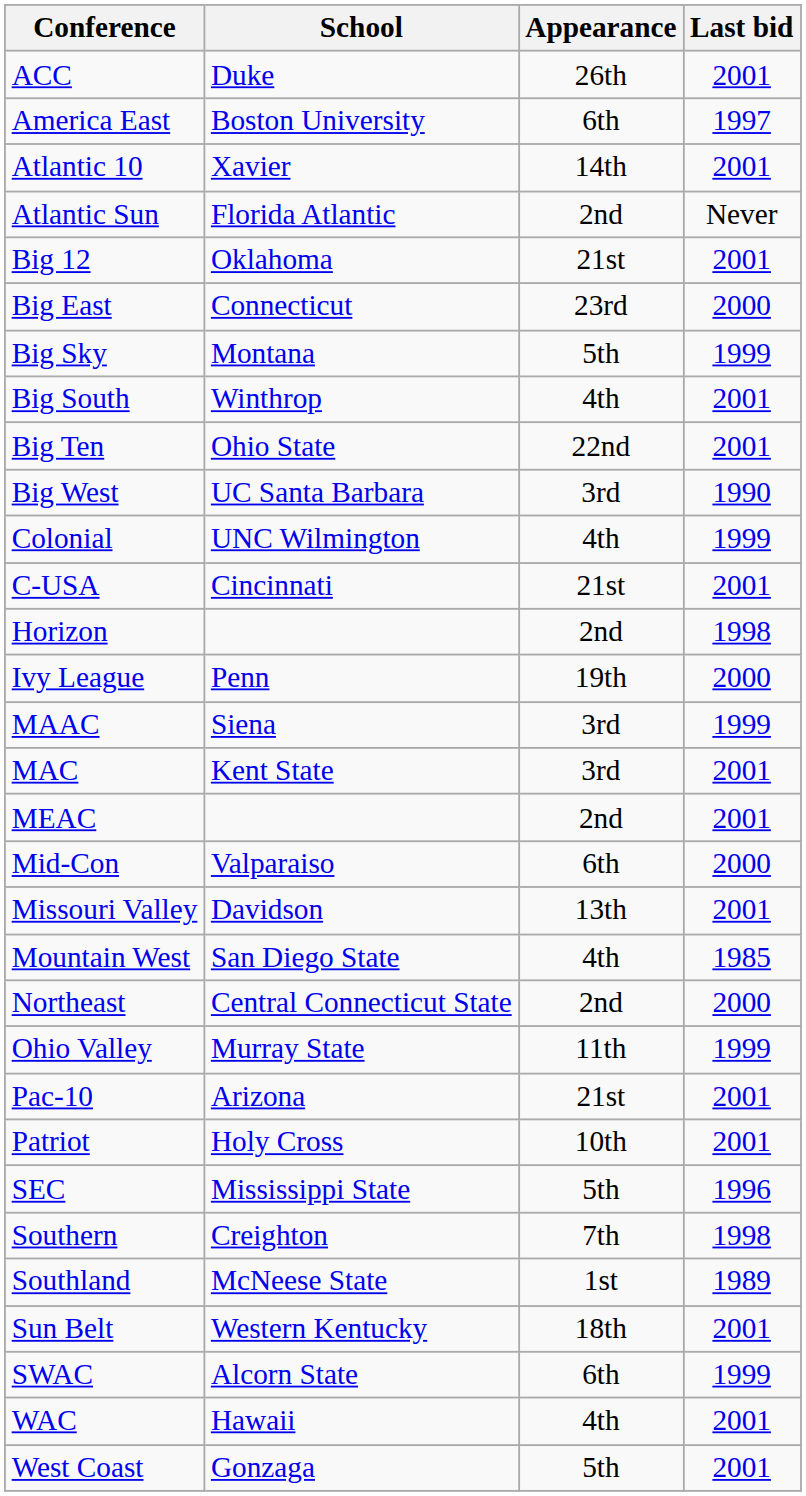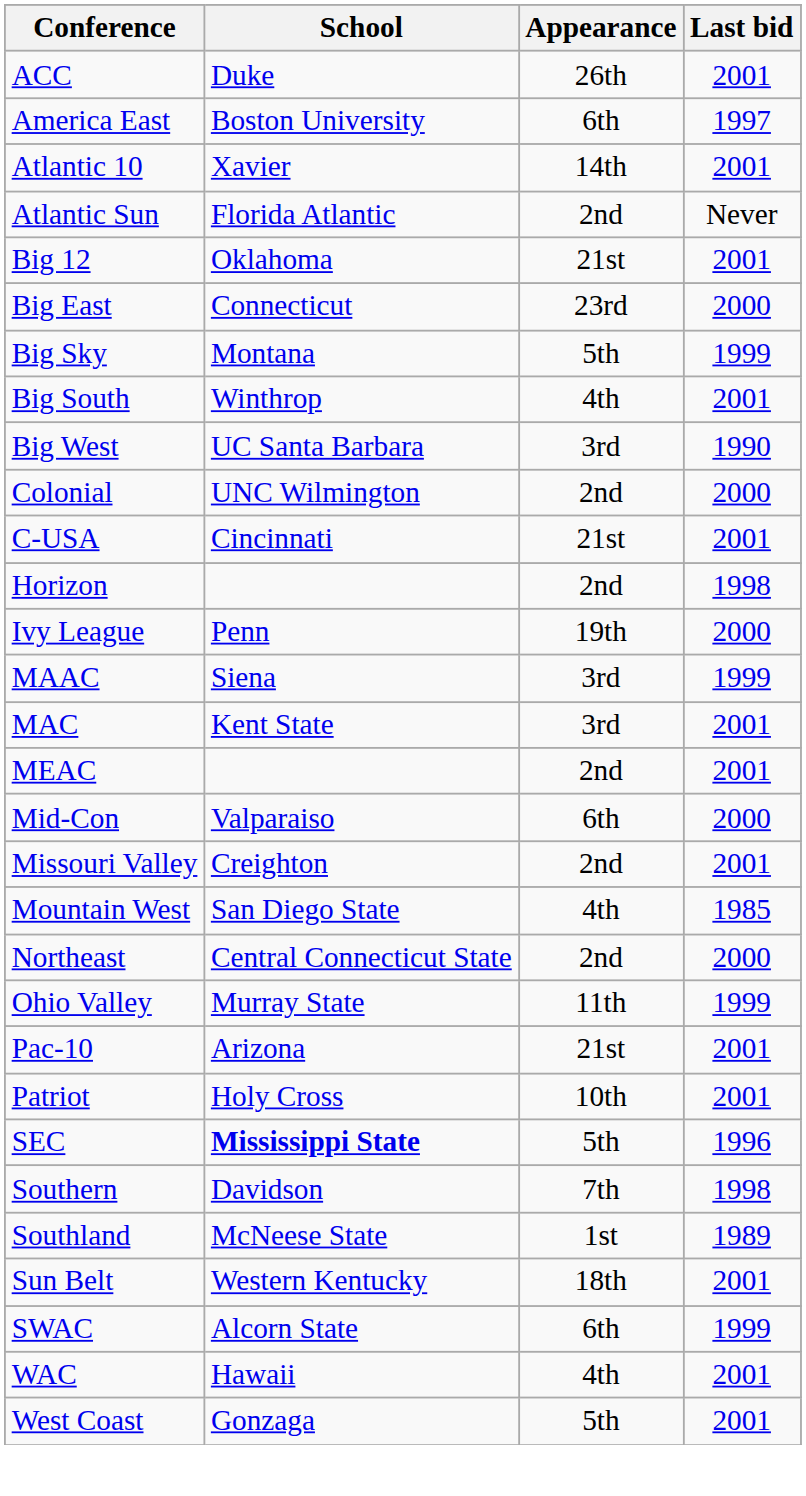- row: (58, 445)
(601, 538) 4th -> (601, 492) 2nd
(742, 538) 1999 -> (742, 492) 2000
(267, 910) Davidson -> (269, 863) Creighton
(601, 910) 13th -> (601, 863) 2nd
(311, 1188) normal -> (315, 1142) bold
(269, 1235) Creighton -> (267, 1188) Davidson
